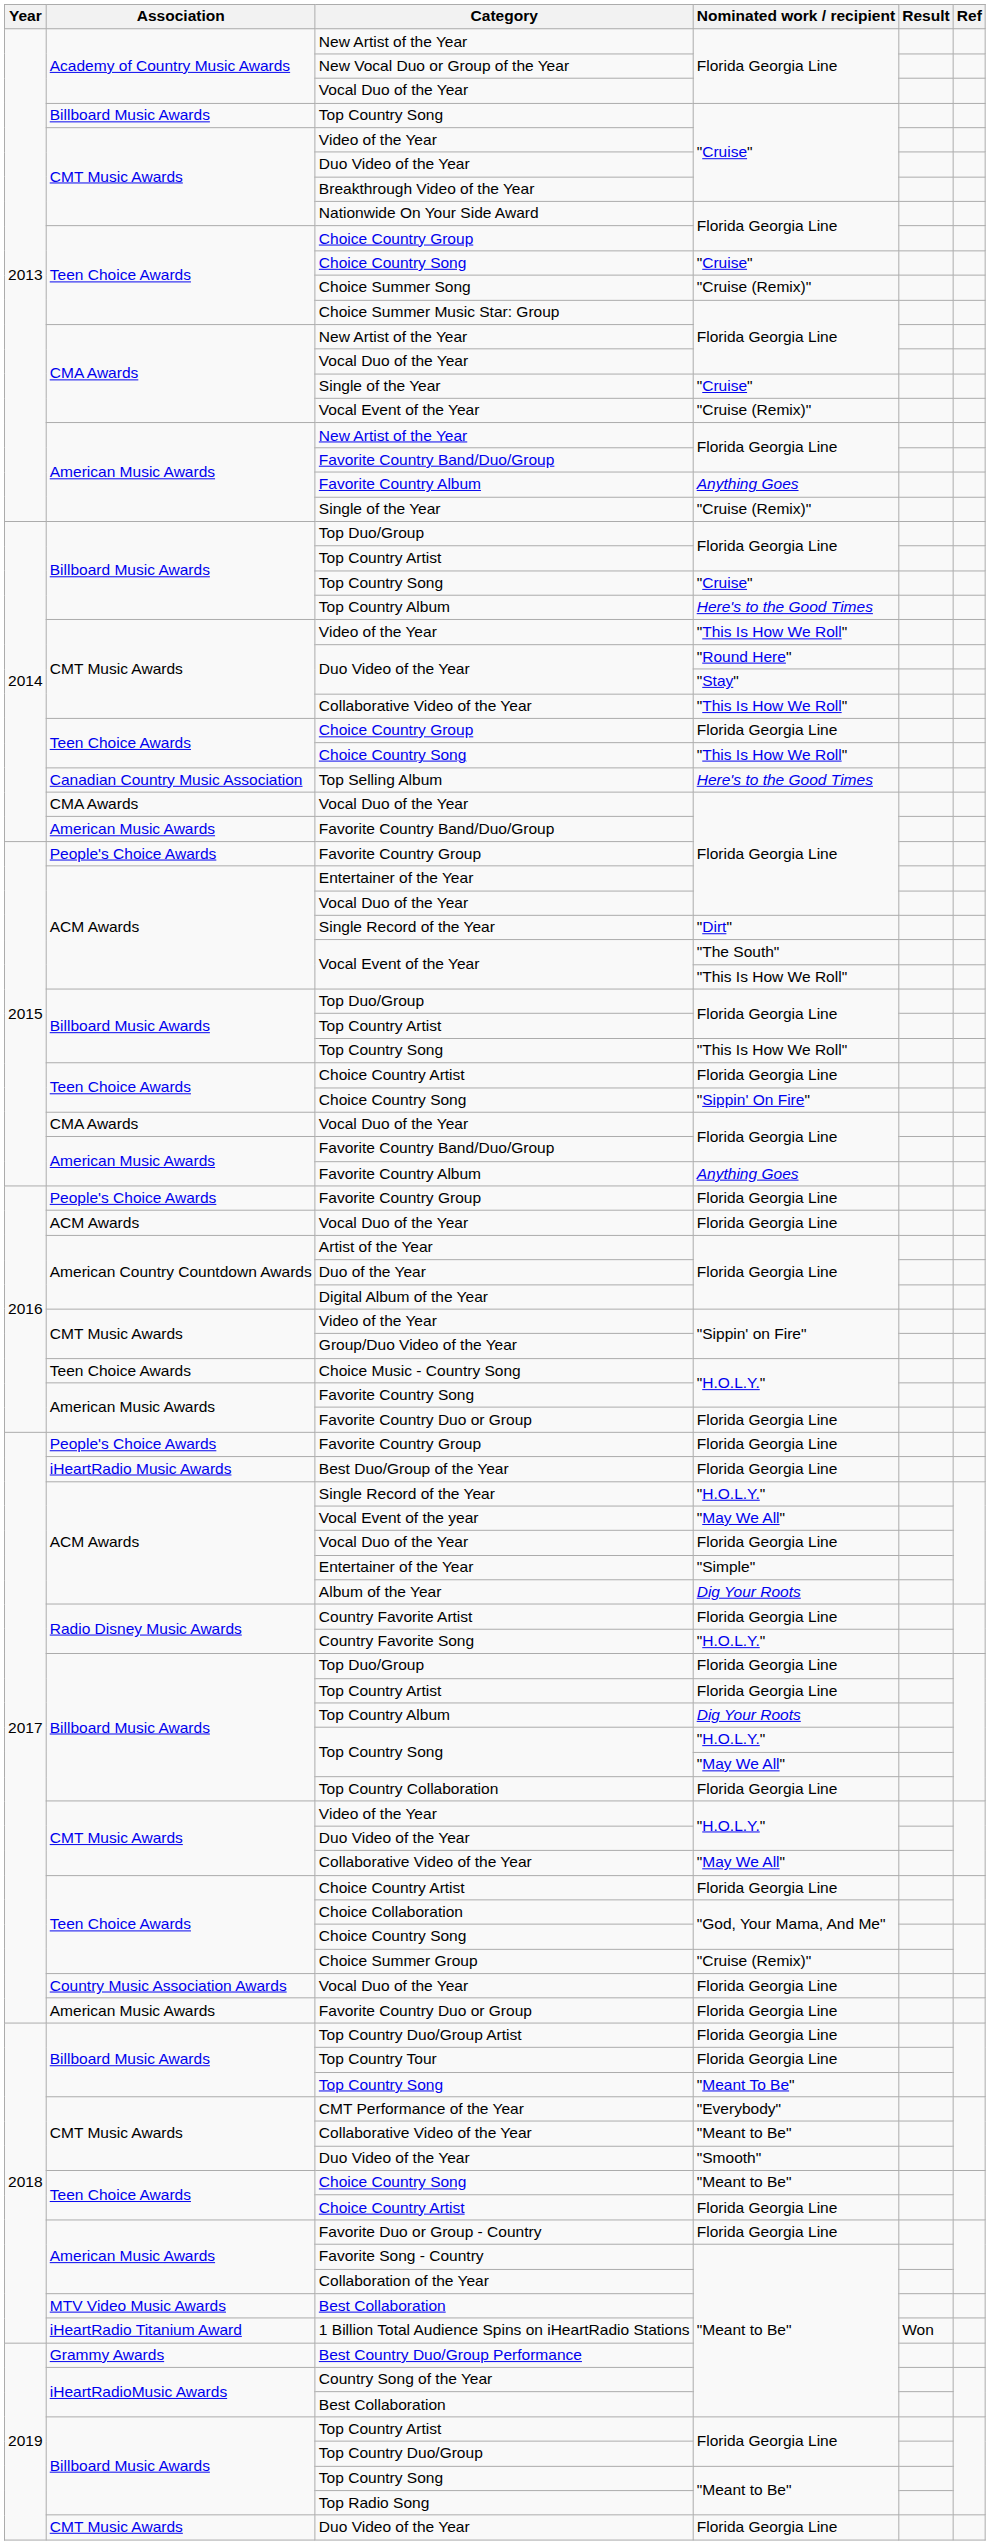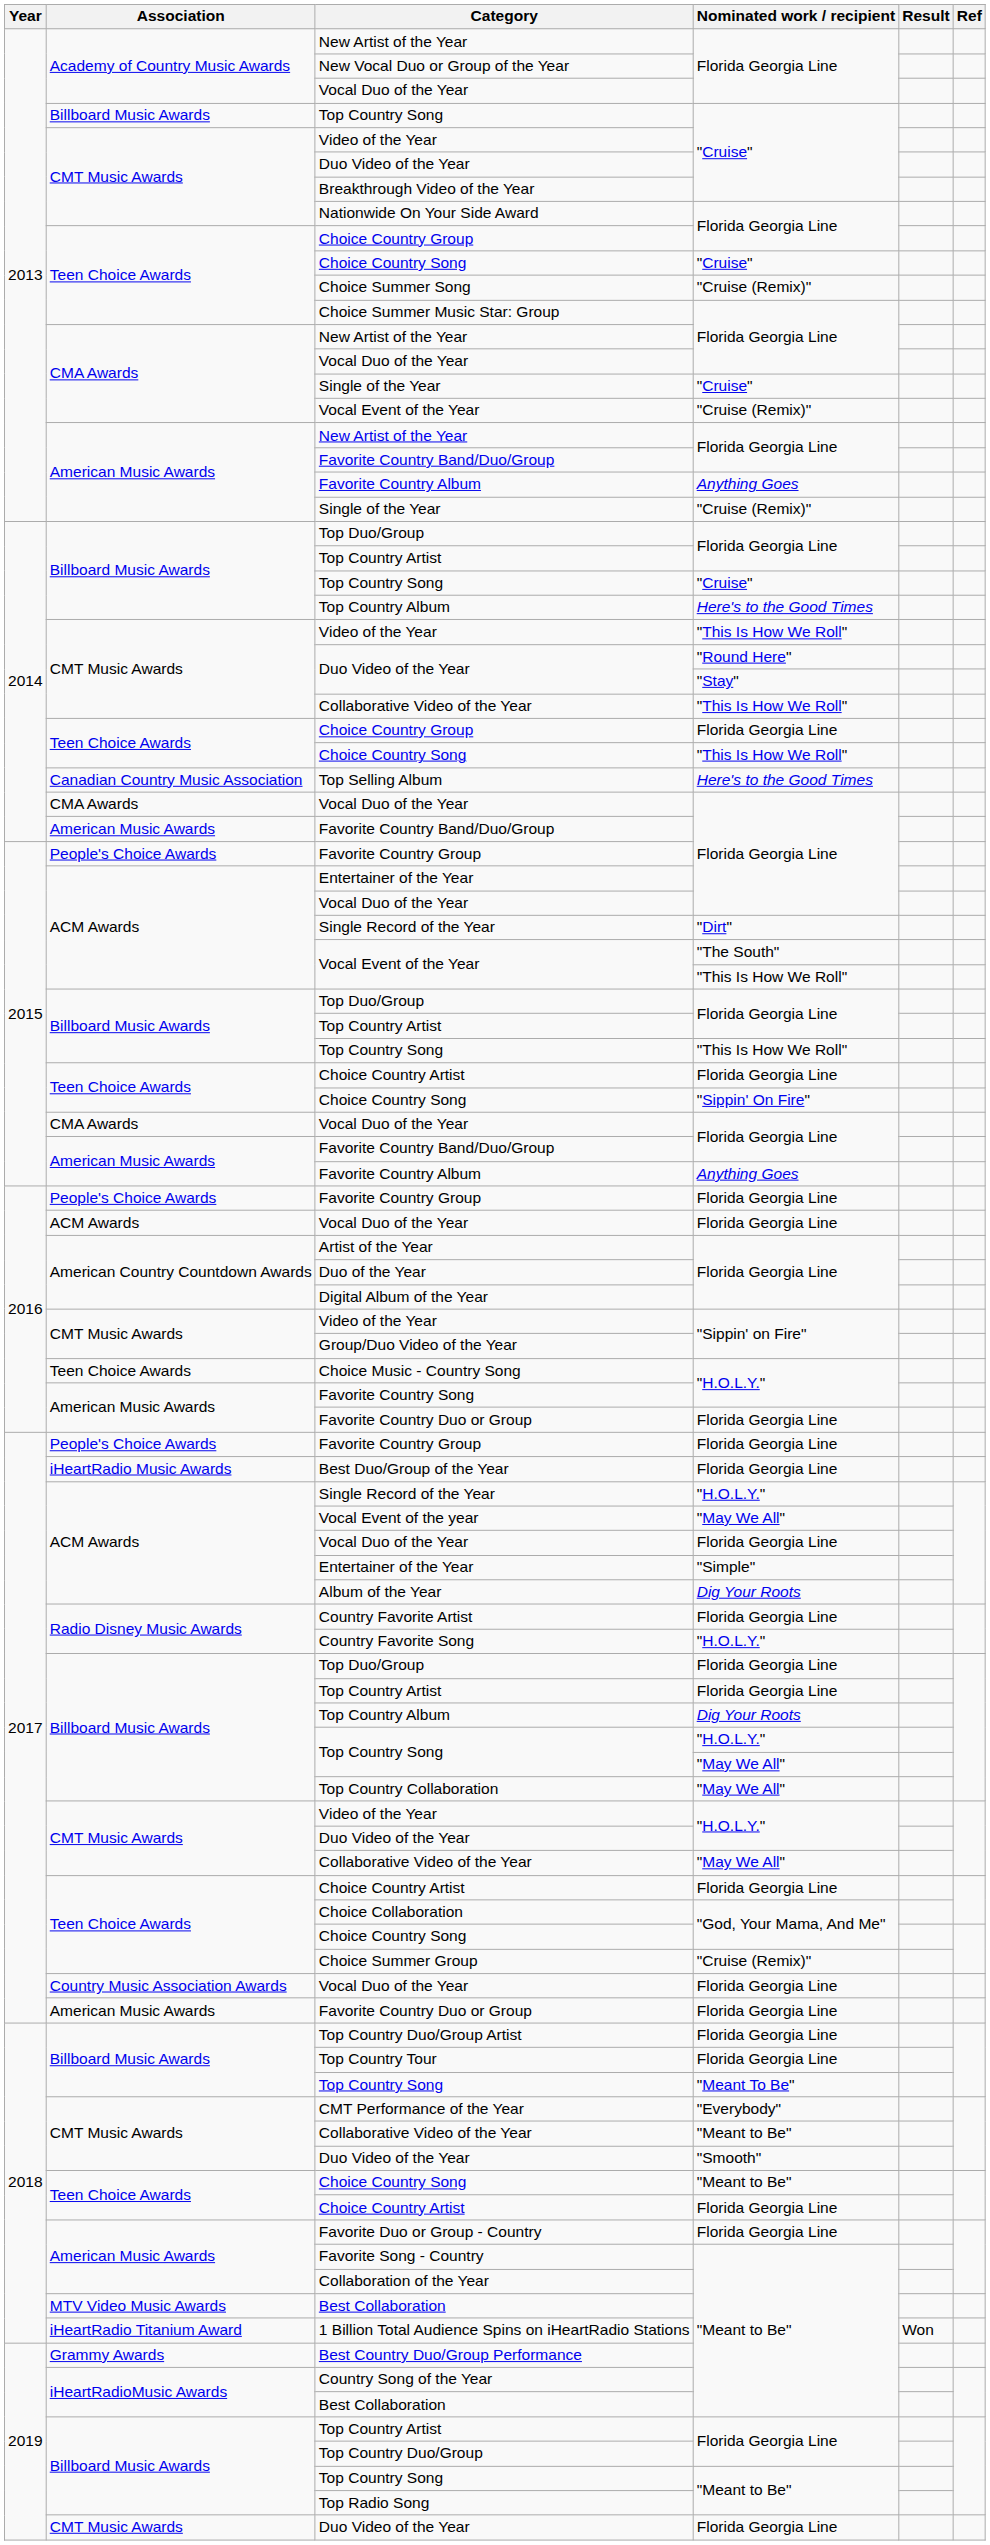(767, 1788) Florida Georgia Line -> (741, 1788) "May We All"
